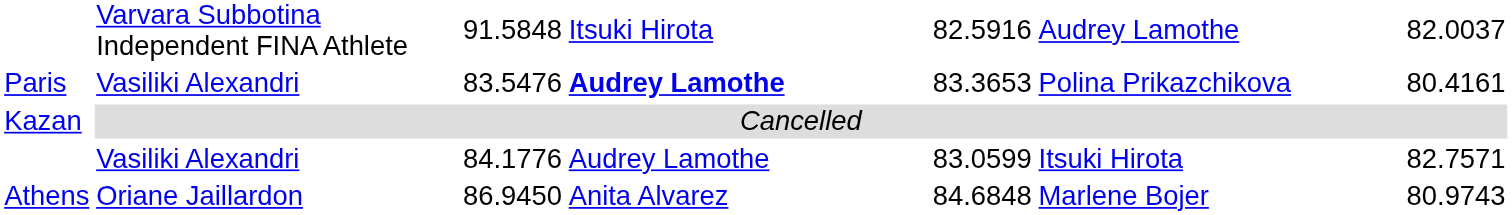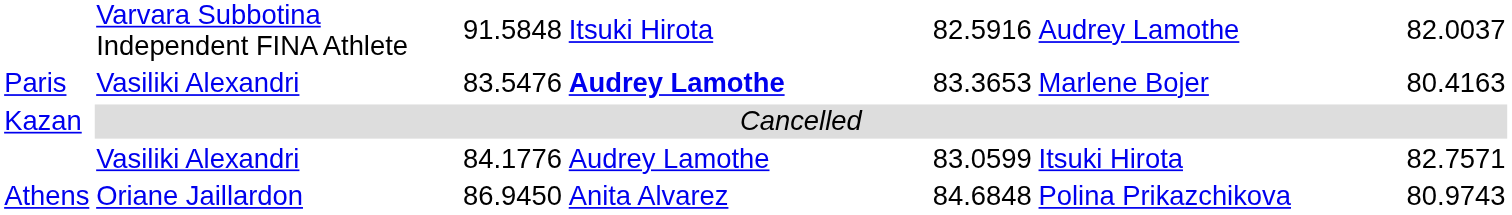(1165, 83) Polina Prikazchikova -> (1124, 83) Marlene Bojer
(1456, 83) 80.4161 -> (1456, 83) 80.4163
(1124, 196) Marlene Bojer -> (1165, 196) Polina Prikazchikova
